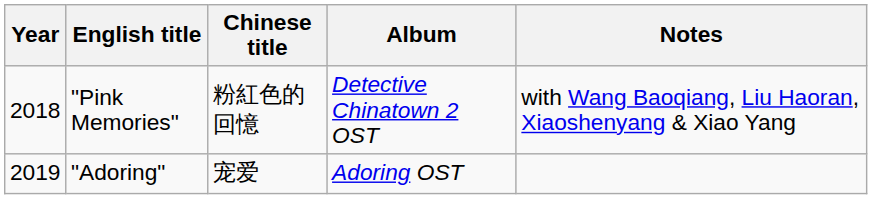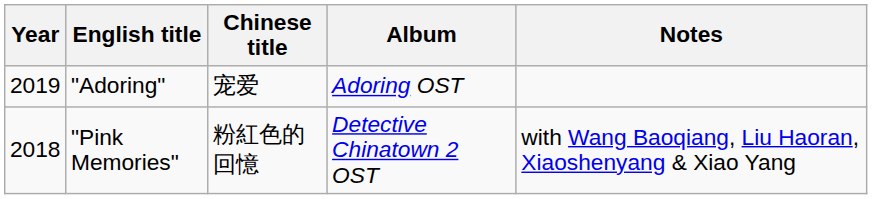rows swapped: (125, 109) <-> (118, 173)
